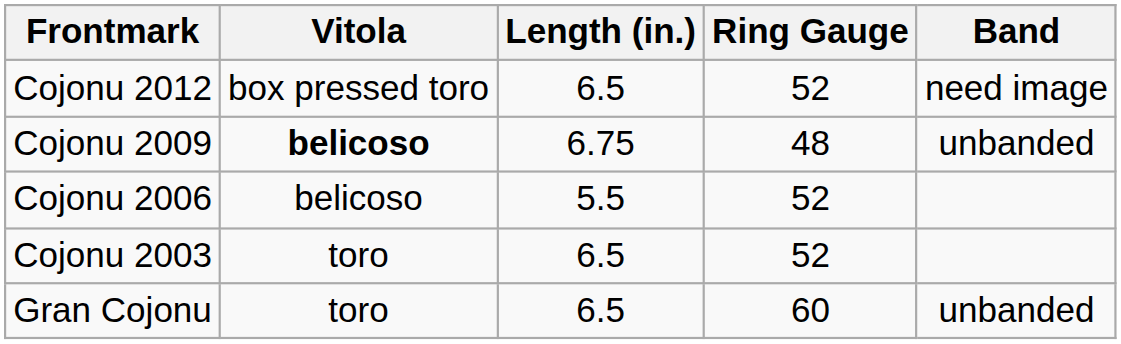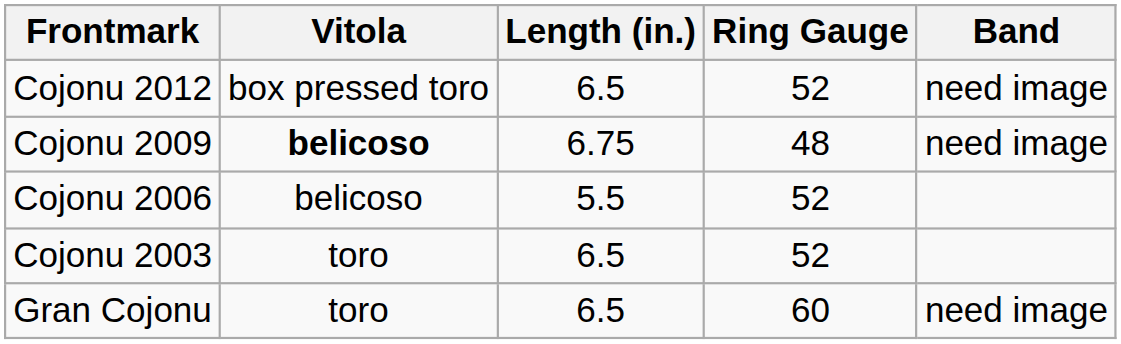(1016, 143) unbanded -> (1016, 143) need image
(1016, 310) unbanded -> (1016, 310) need image
